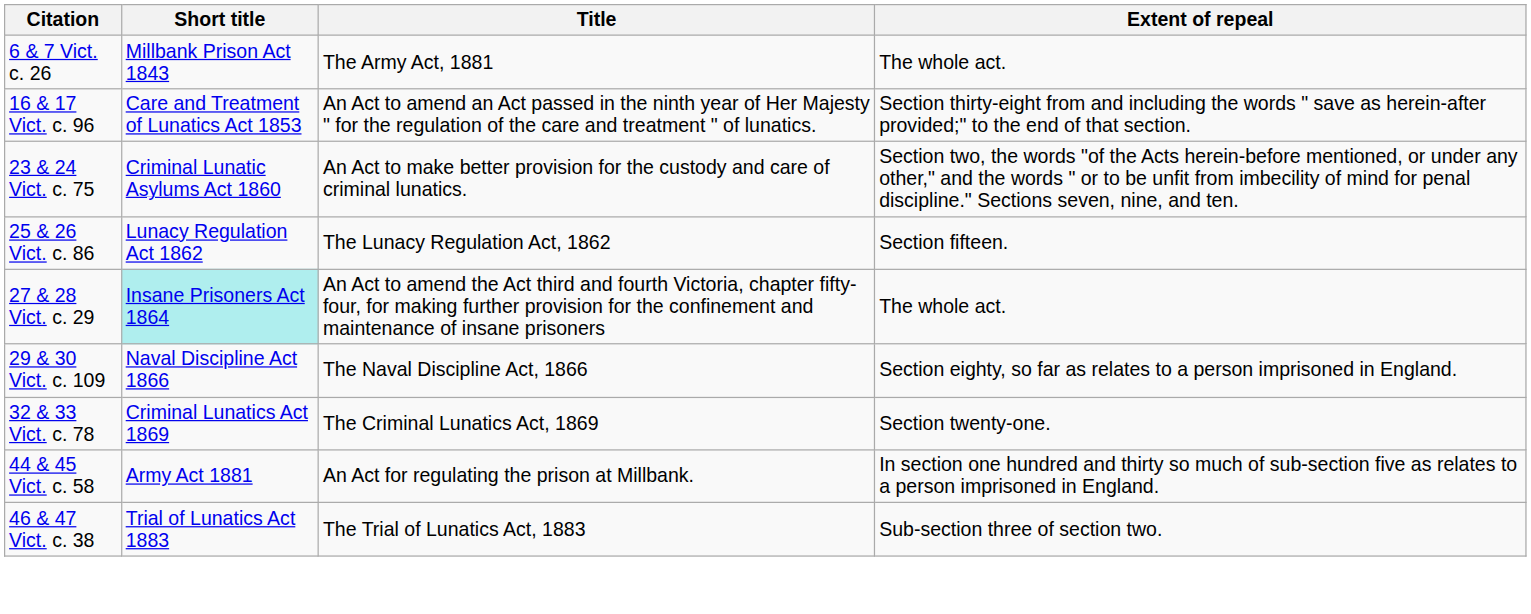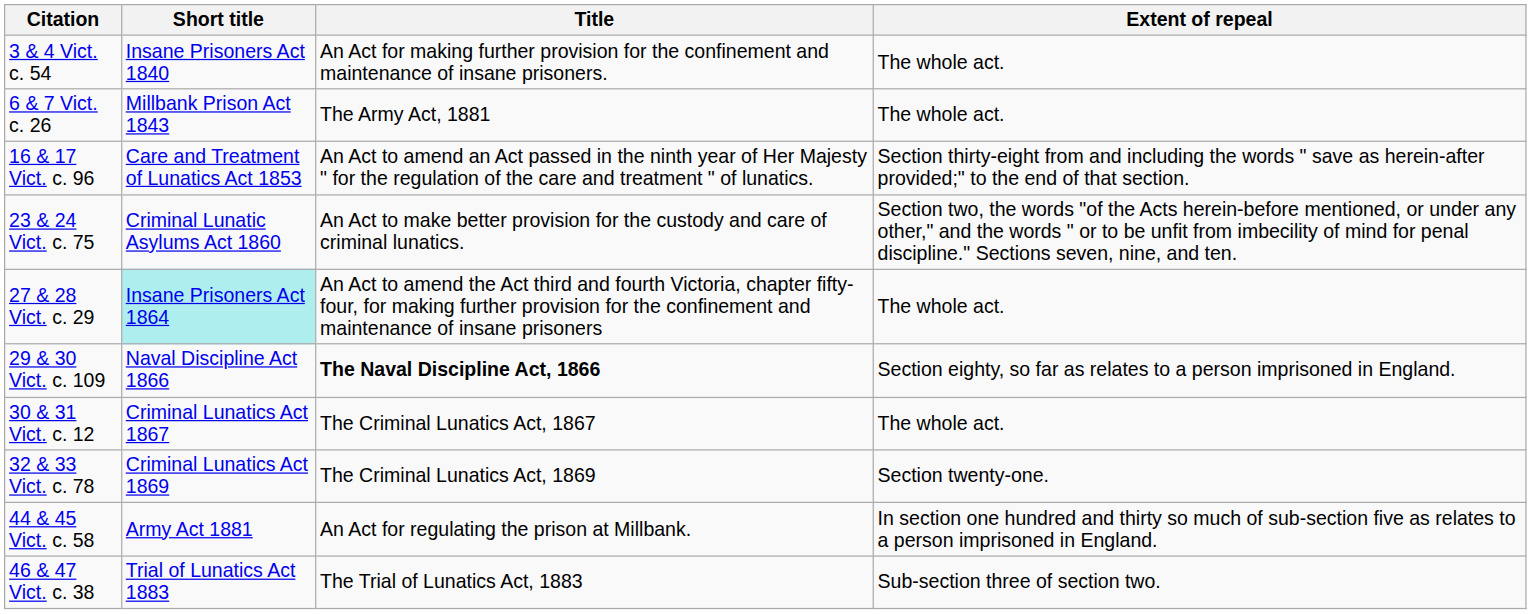+ row: (53, 61)
- row: (52, 242)
(455, 370) normal -> (460, 370) bold
+ row: (52, 423)
